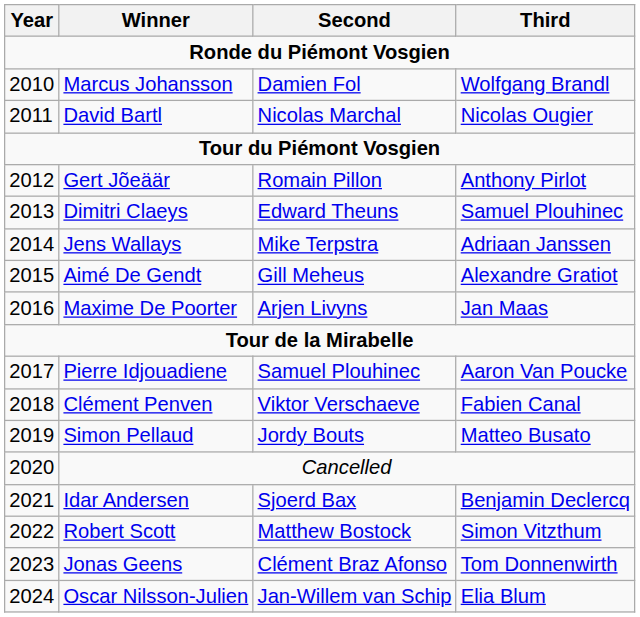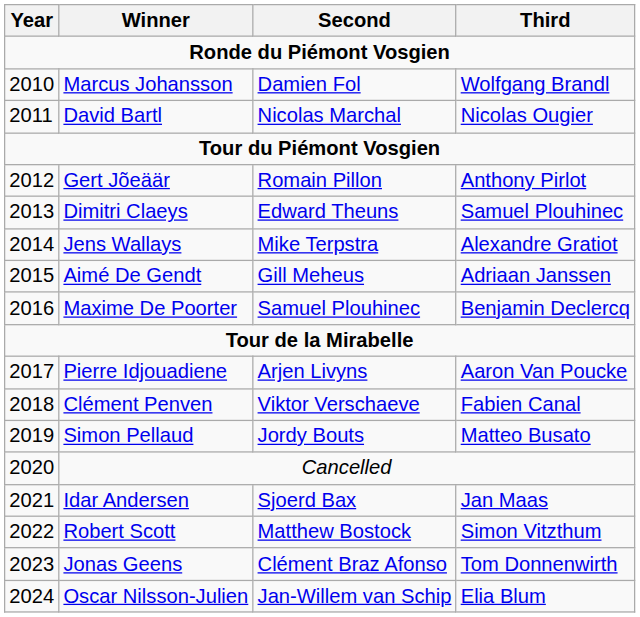(536, 244) Adriaan Janssen -> (539, 244) Alexandre Gratiot
(539, 276) Alexandre Gratiot -> (536, 276) Adriaan Janssen
(312, 308) Arjen Livyns -> (339, 308) Samuel Plouhinec
(504, 308) Jan Maas -> (545, 308) Benjamin Declercq
(339, 372) Samuel Plouhinec -> (312, 372) Arjen Livyns
(545, 500) Benjamin Declercq -> (504, 500) Jan Maas
